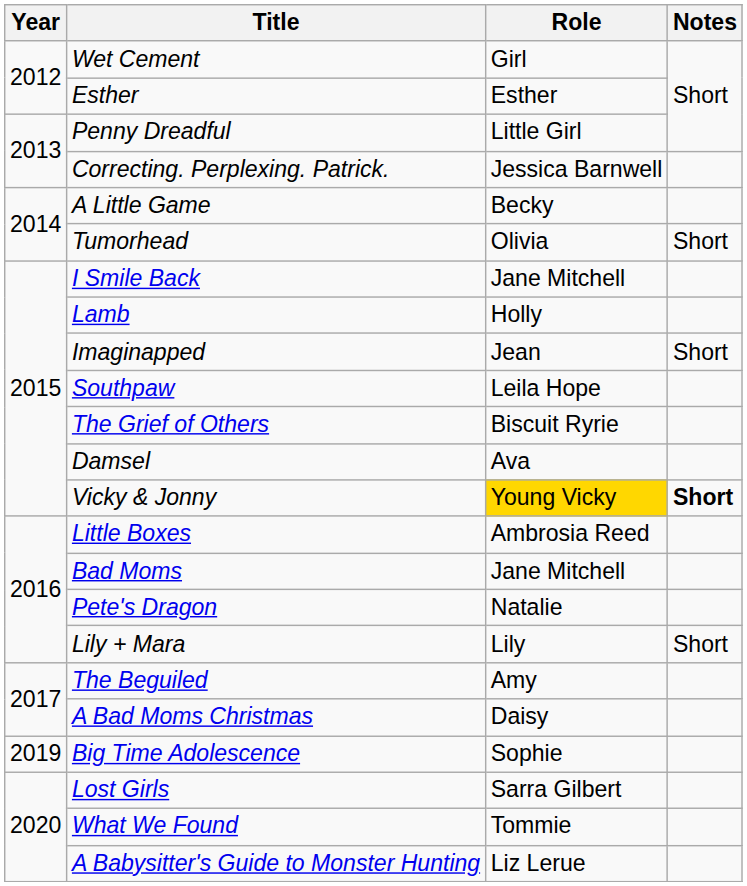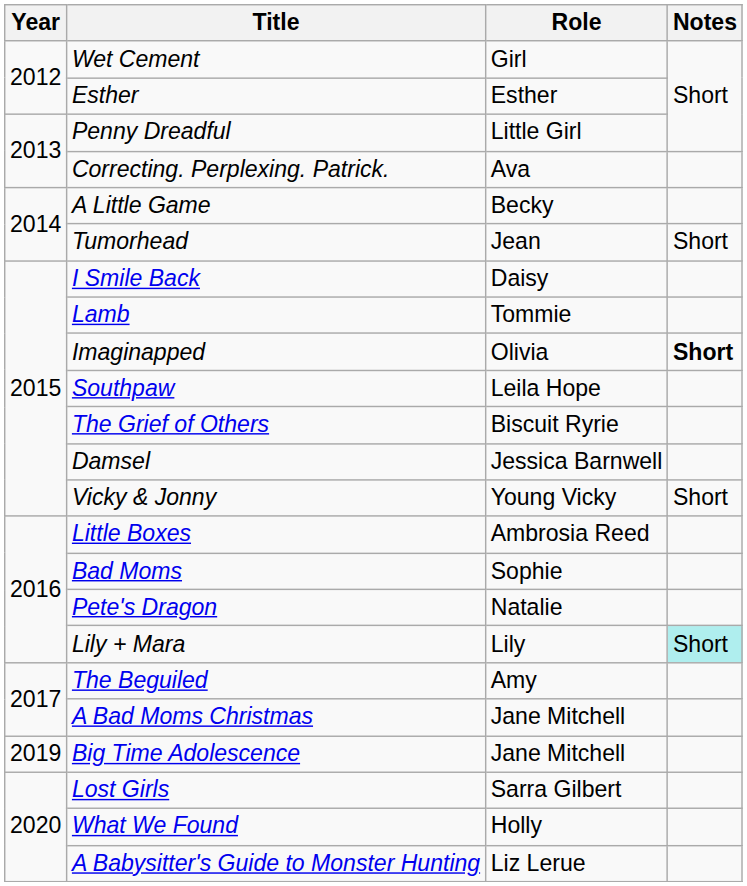(577, 168) Jessica Barnwell -> (510, 168) Ava
(520, 242) Olivia -> (516, 242) Jean
(558, 278) Jane Mitchell -> (520, 278) Daisy
(516, 315) Holly -> (531, 315) Tommie
(516, 351) Jean -> (520, 351) Olivia
(700, 351) normal -> (703, 351) bold
(510, 461) Ava -> (577, 461) Jessica Barnwell
(554, 497) gold background -> (554, 497) no background
(703, 497) bold -> (700, 497) normal
(558, 570) Jane Mitchell -> (527, 570) Sophie
(700, 643) no background -> (700, 643) paleturquoise background
(520, 717) Daisy -> (558, 717) Jane Mitchell
(527, 753) Sophie -> (558, 753) Jane Mitchell
(531, 826) Tommie -> (516, 826) Holly
